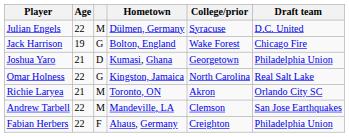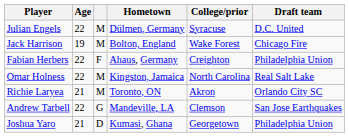(100, 44) G -> (100, 44) M
rows swapped: (38, 124) <-> (31, 60)
(100, 76) G -> (100, 76) M
(100, 108) M -> (100, 108) G
